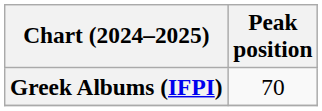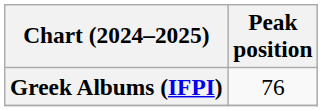(273, 86) 70 -> (273, 86) 76
